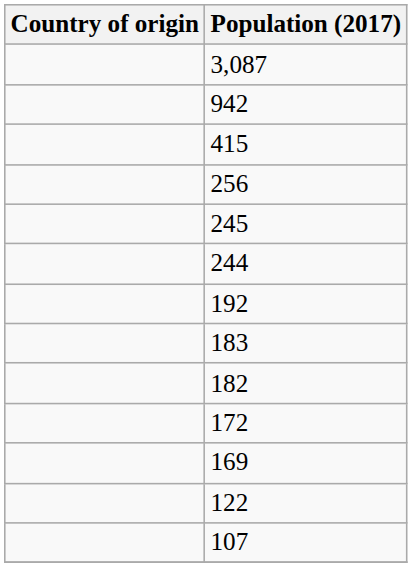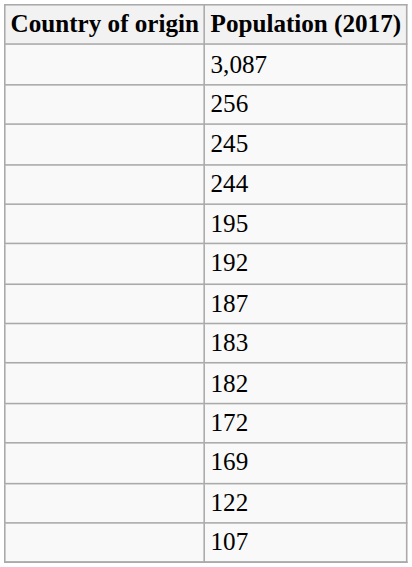- row: (229, 104)
- row: (229, 143)
+ row: (229, 223)
+ row: (229, 303)
